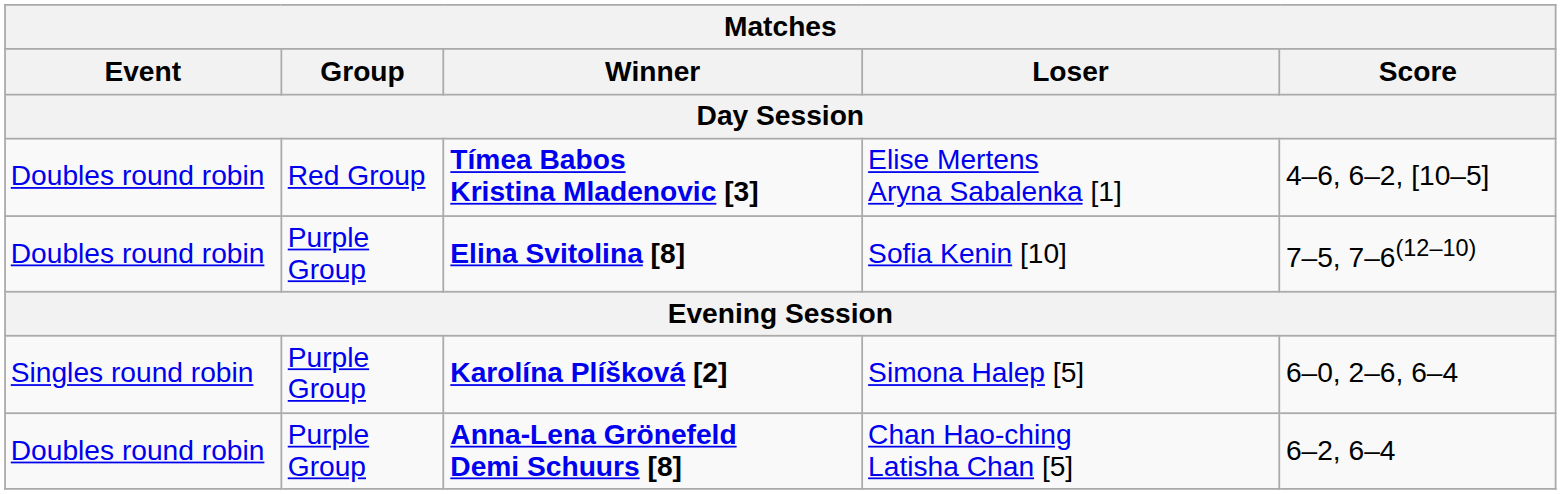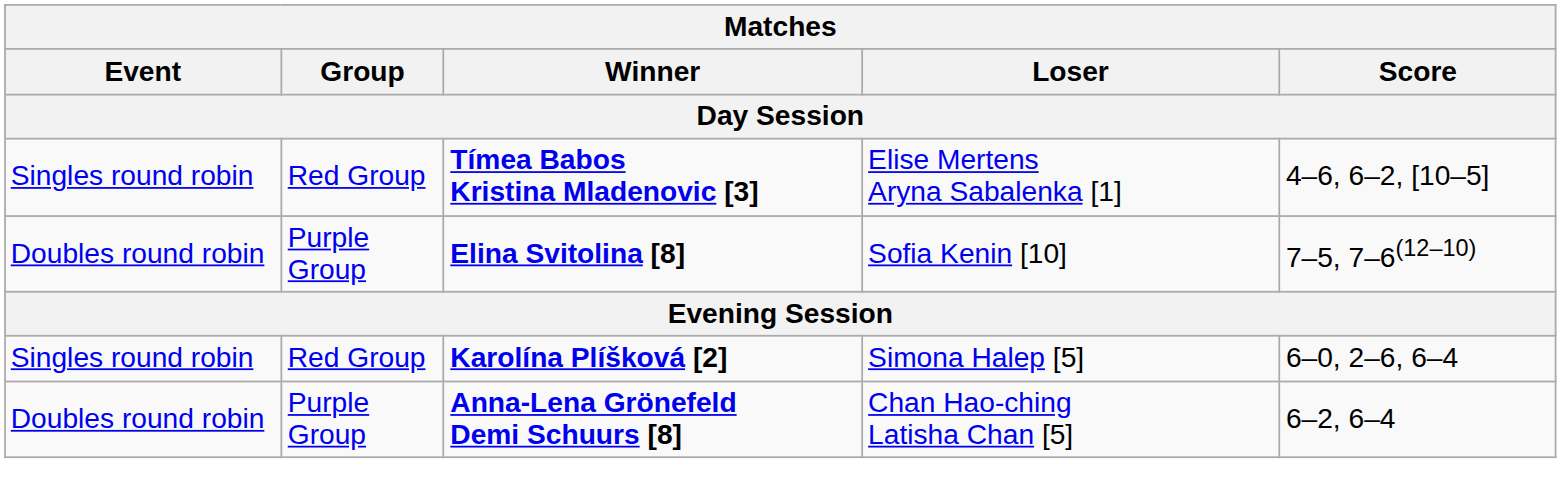(138, 176) Doubles round robin -> (132, 176) Singles round robin
(328, 373) Purple Group -> (357, 358) Red Group
